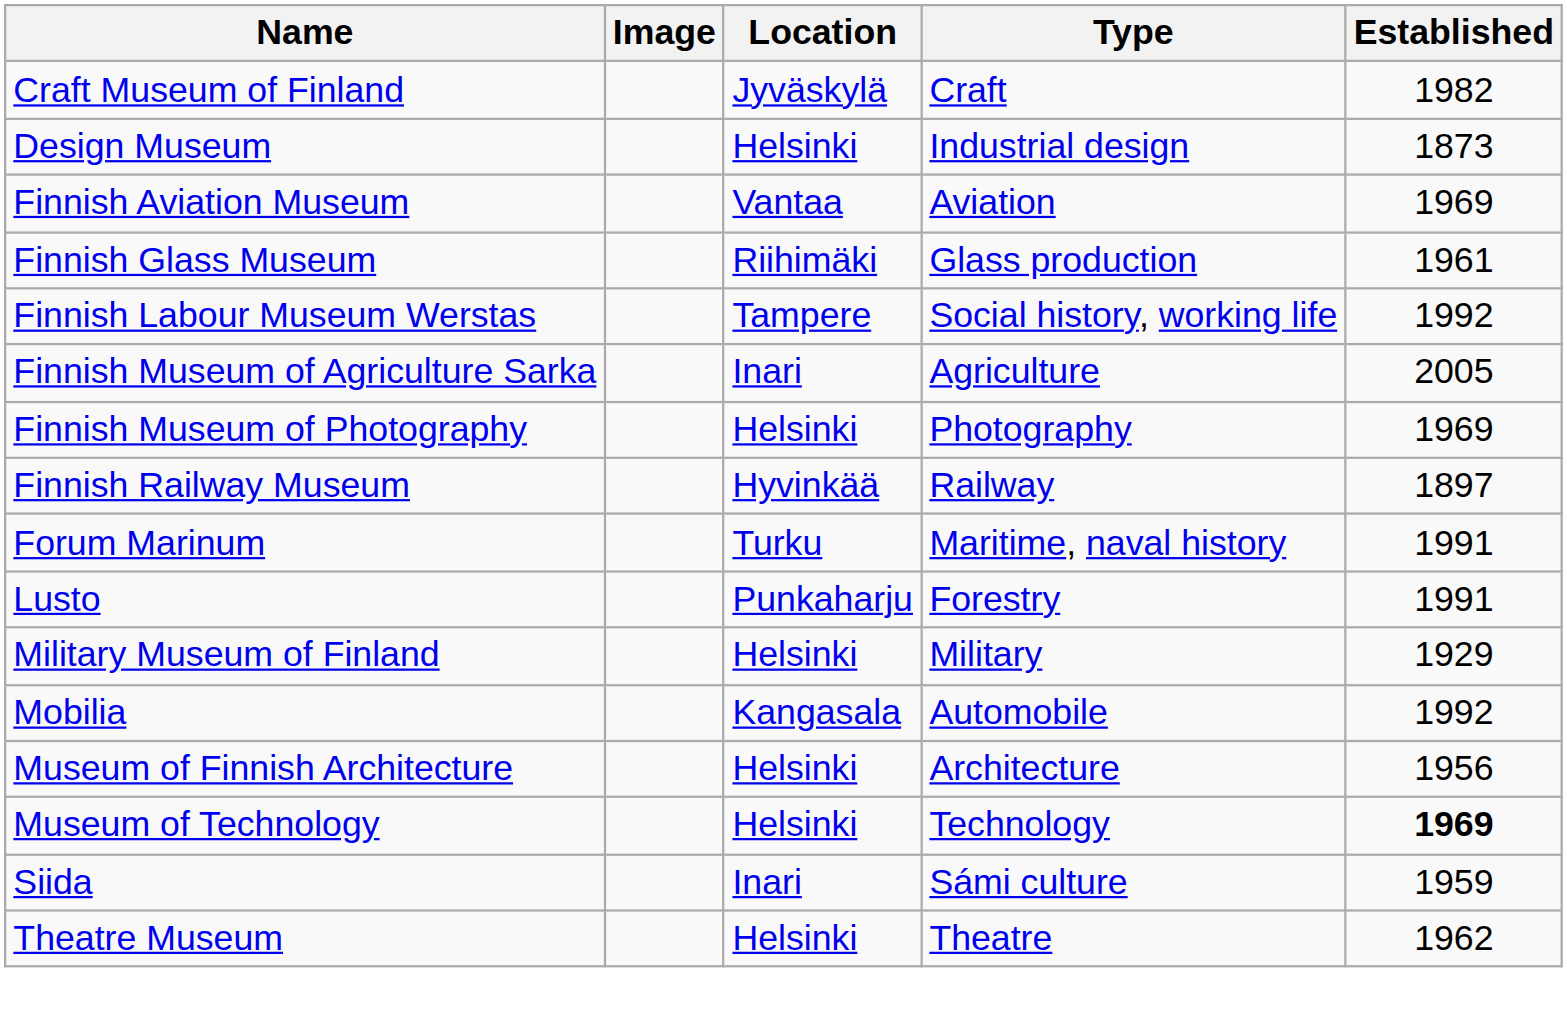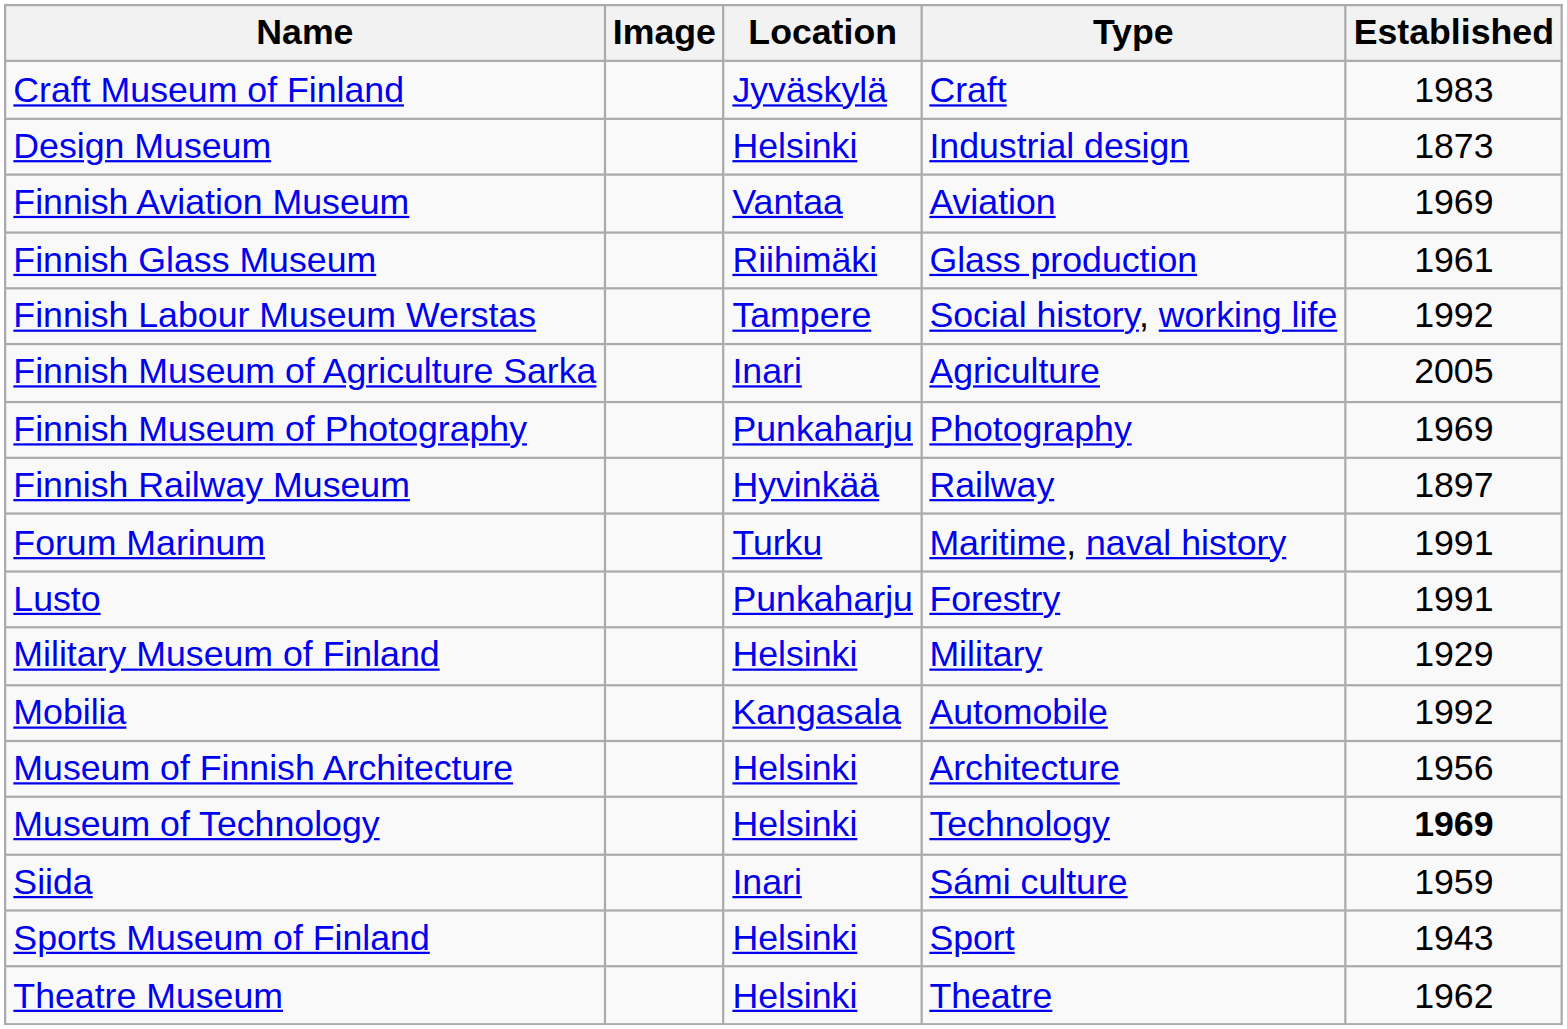(1454, 89) 1982 -> (1454, 89) 1983
(795, 428) Helsinki -> (823, 428) Punkaharju
+ row: (222, 938)
